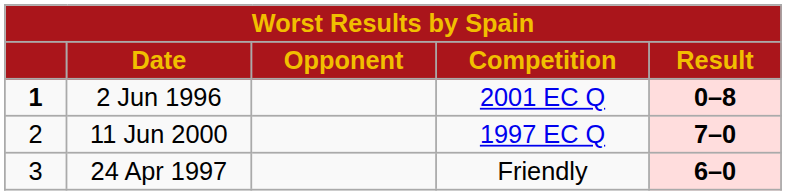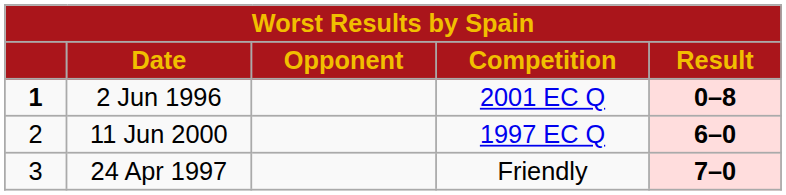(715, 134) 7–0 -> (715, 134) 6–0
(715, 171) 6–0 -> (715, 171) 7–0
